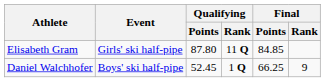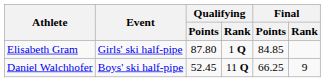(237, 49) 11 Q -> (237, 49) 1 Q
(237, 67) 1 Q -> (237, 67) 11 Q
